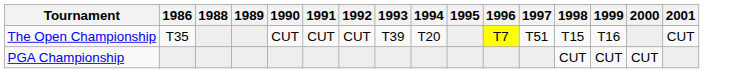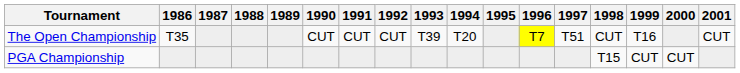+ column: (213, 15)
(573, 36) T15 -> (609, 36) CUT
(573, 58) CUT -> (609, 58) T15
